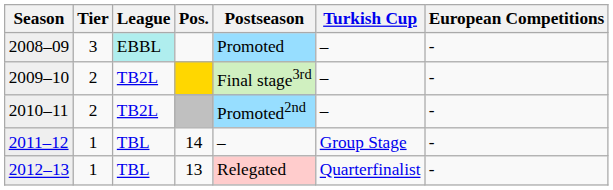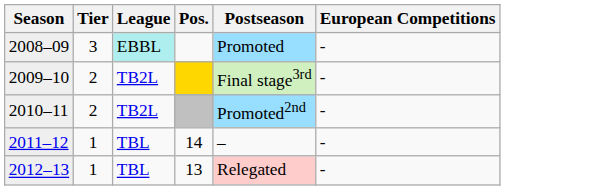- column: (370, 18)
